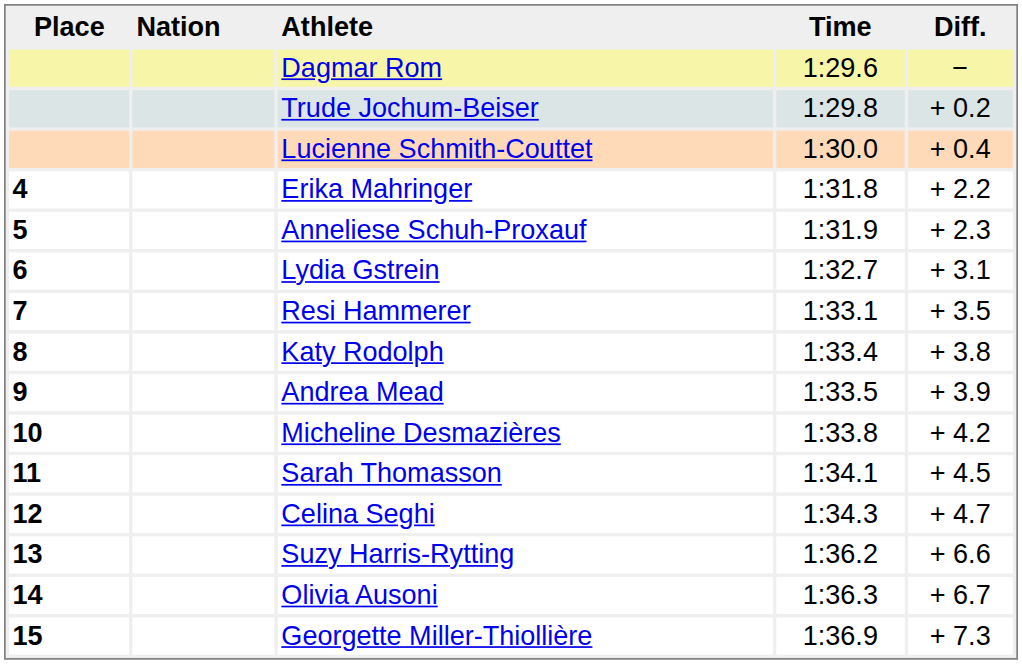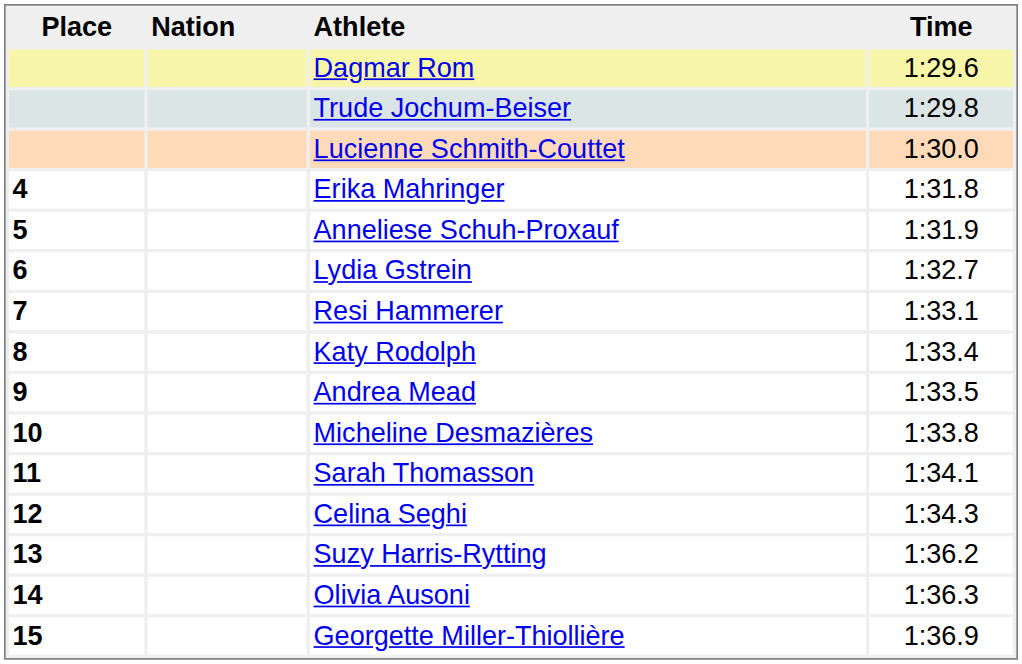- column: (960, 27)
